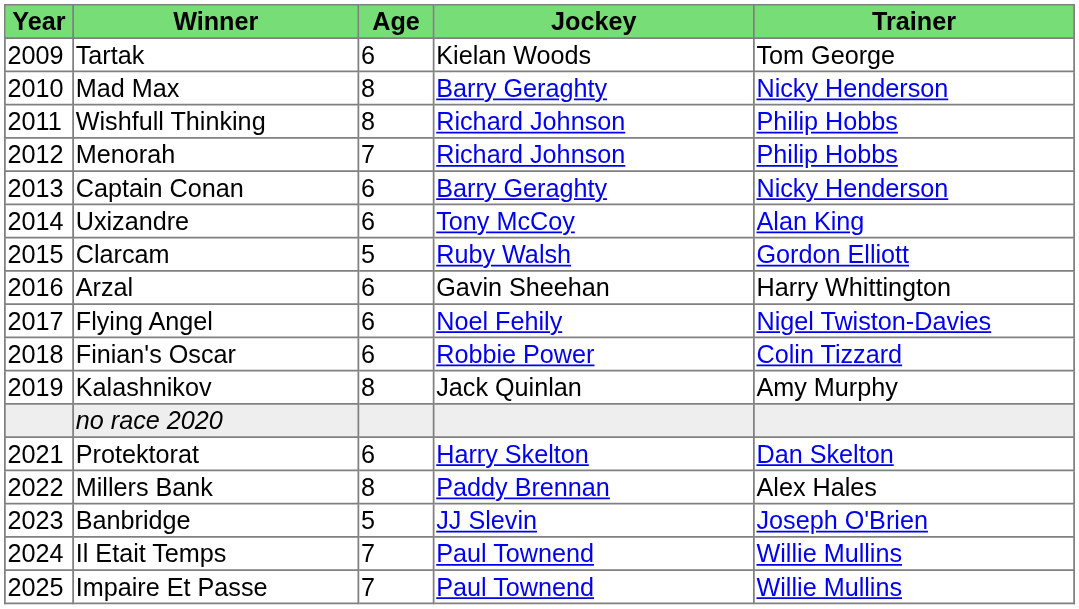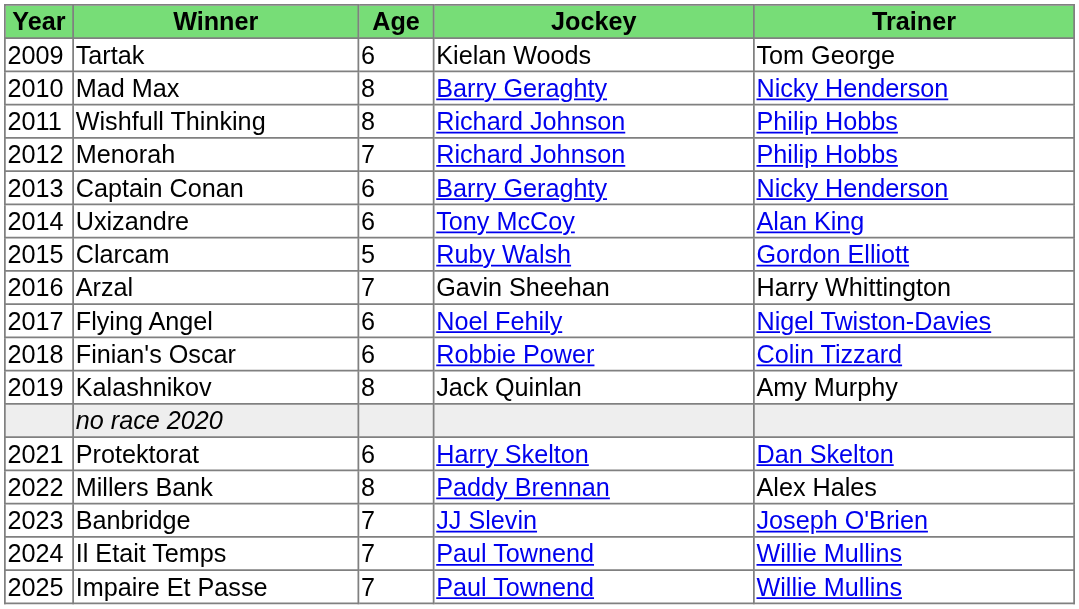(368, 288) 6 -> (368, 288) 7
(368, 520) 5 -> (368, 520) 7
